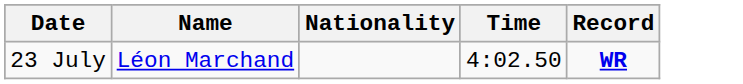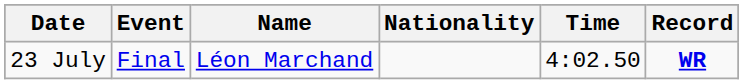+ column: (151, 23)
